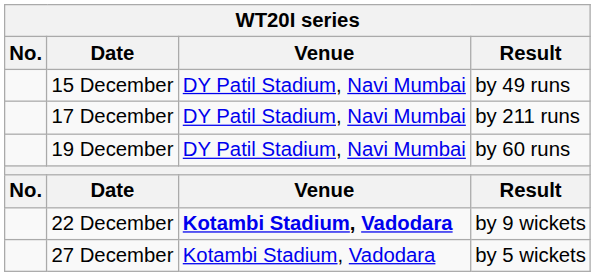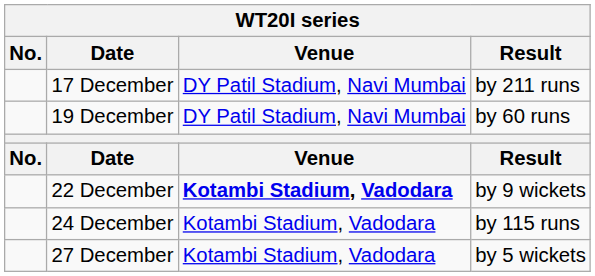- row: (112, 85)
+ row: (112, 223)
